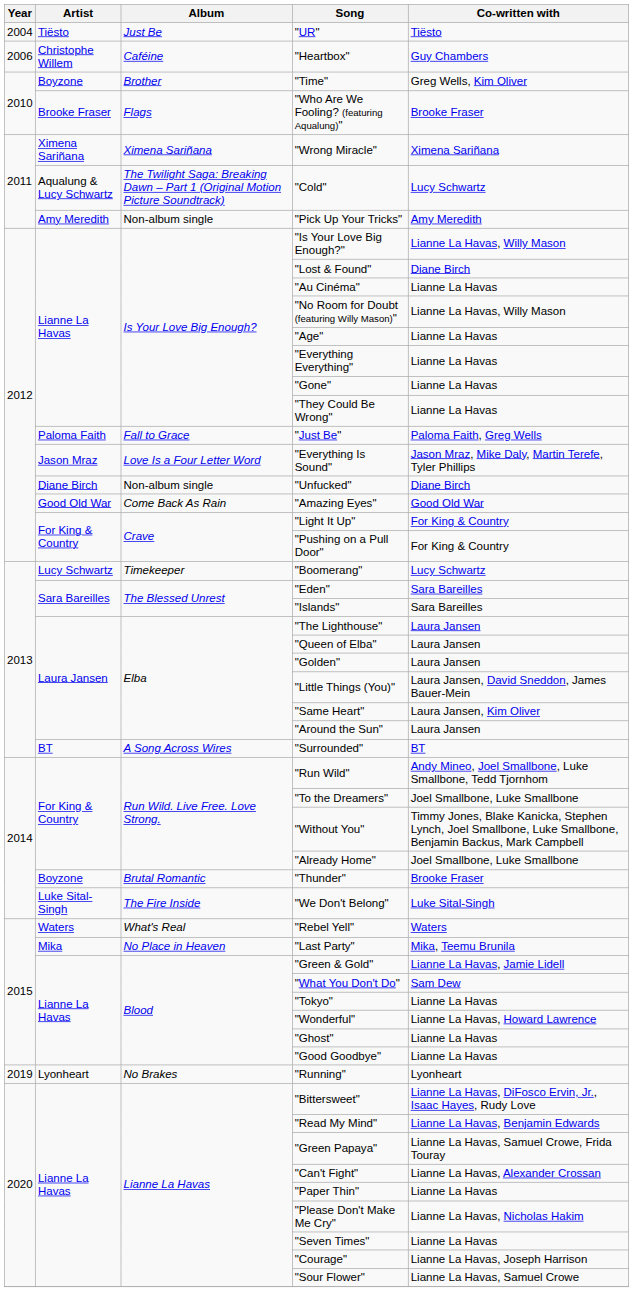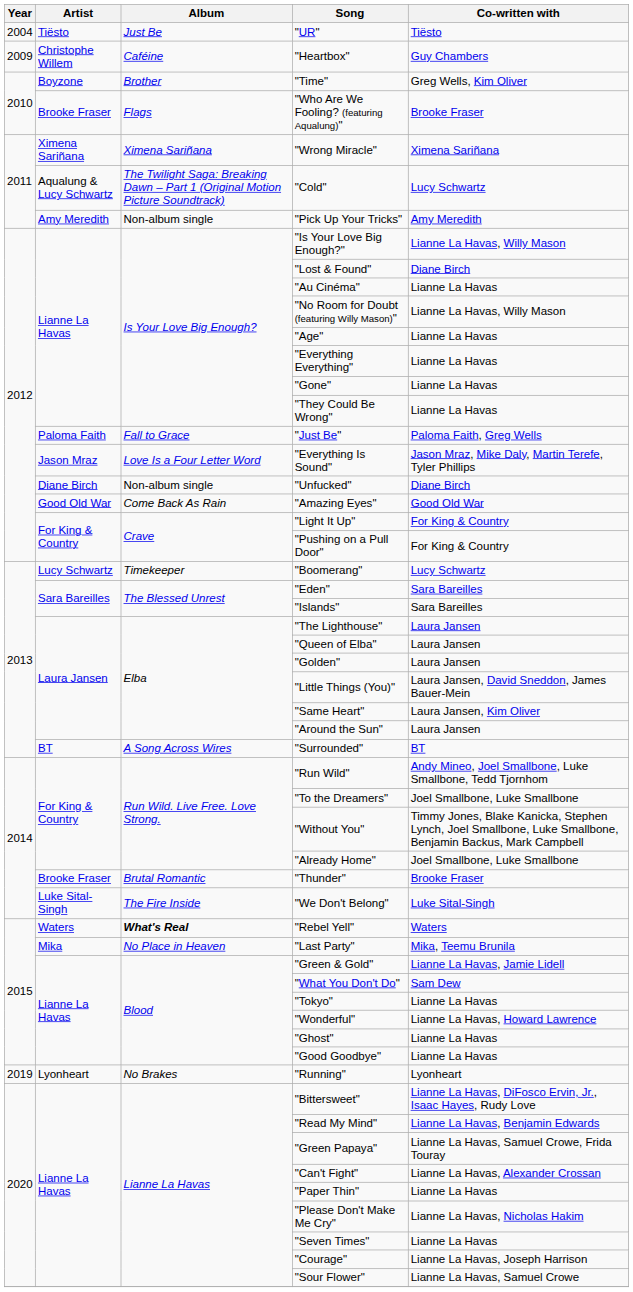(20, 56) 2006 -> (20, 56) 2009
(60, 878) Boyzone -> (74, 878) Brooke Fraser
(154, 928) normal -> (156, 928) bold
